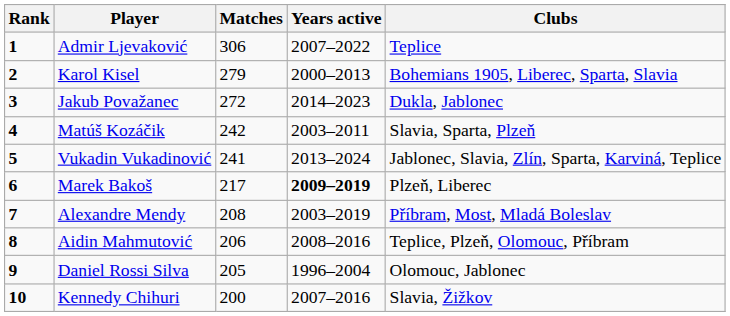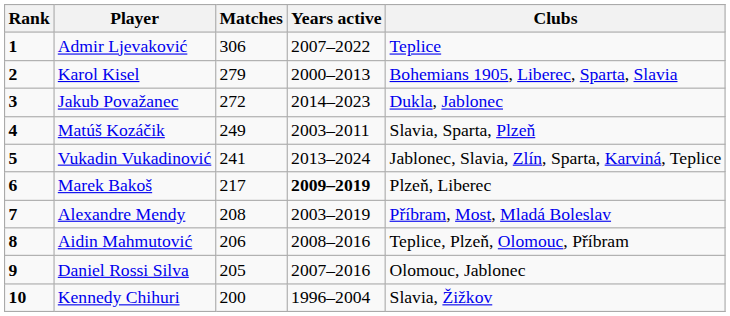(233, 130) 242 -> (233, 130) 249
(331, 269) 1996–2004 -> (331, 269) 2007–2016
(331, 297) 2007–2016 -> (331, 297) 1996–2004
